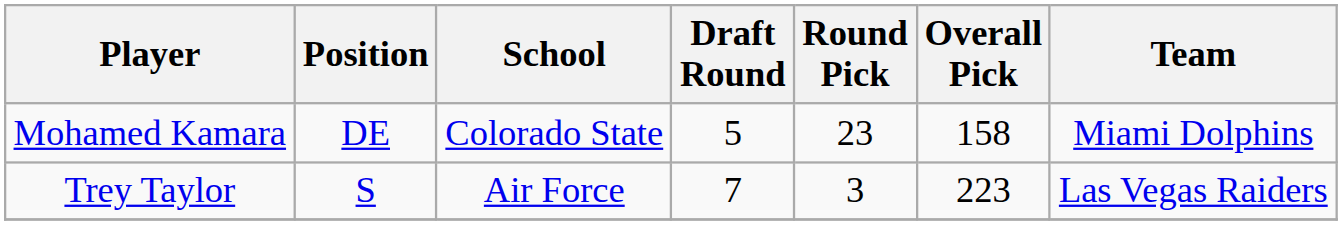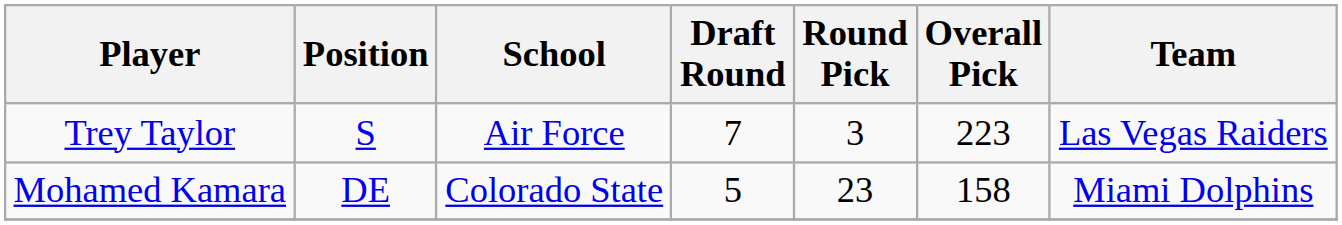rows swapped: (150, 132) <-> (150, 190)
